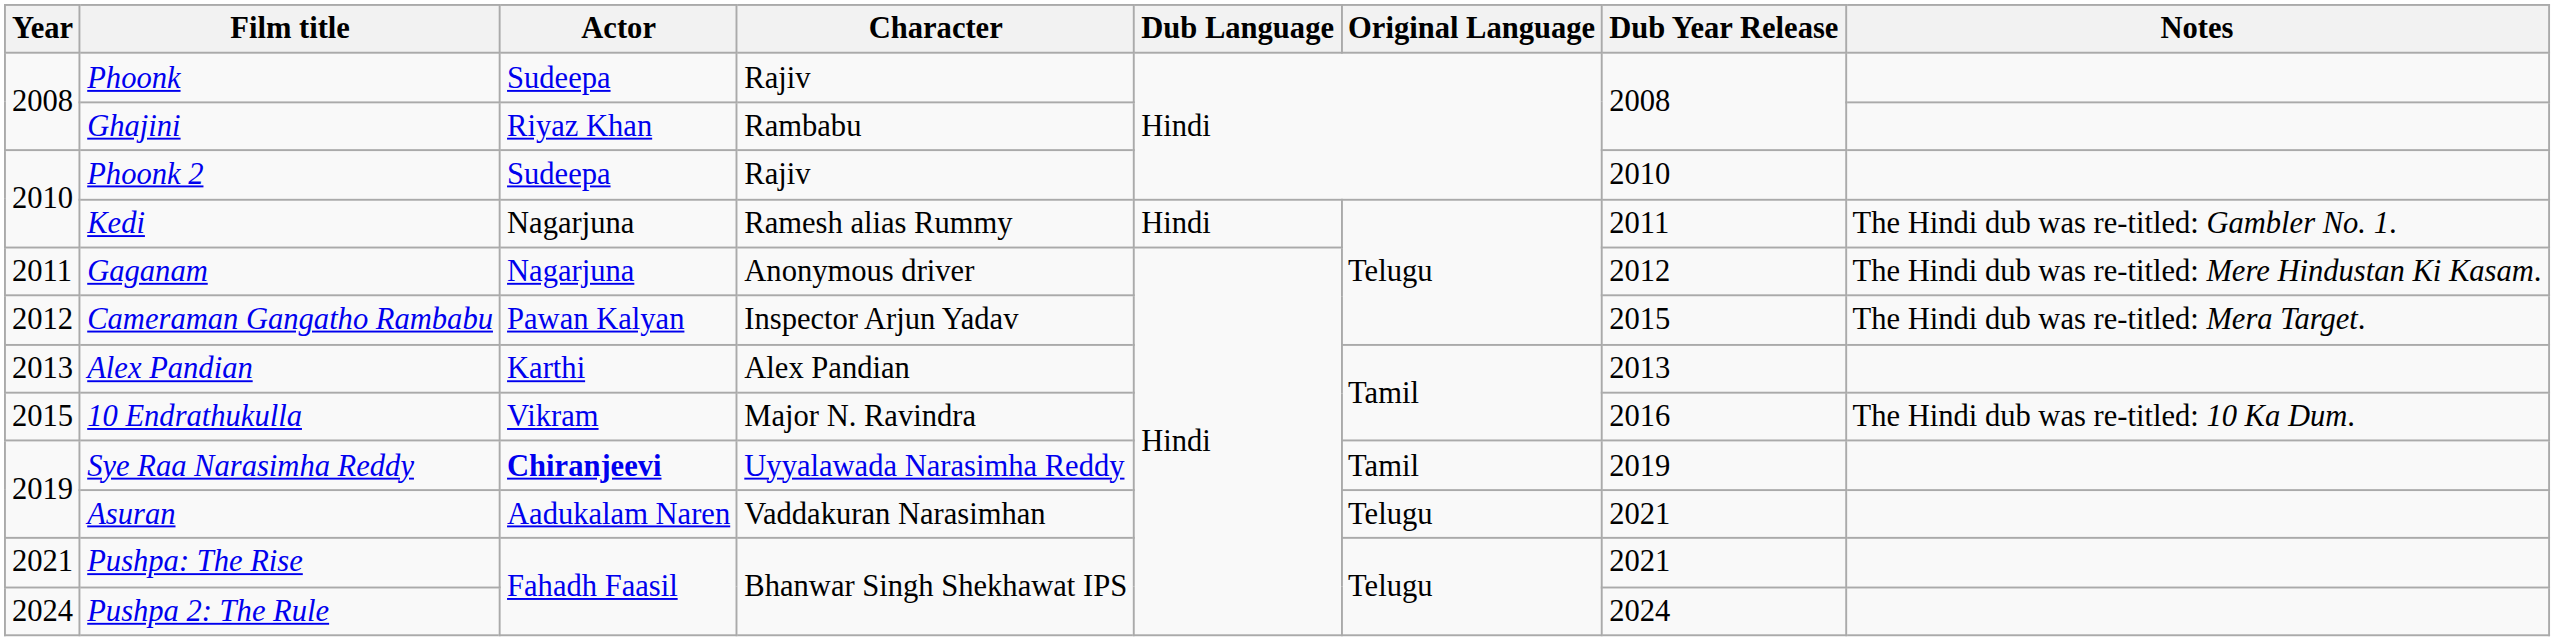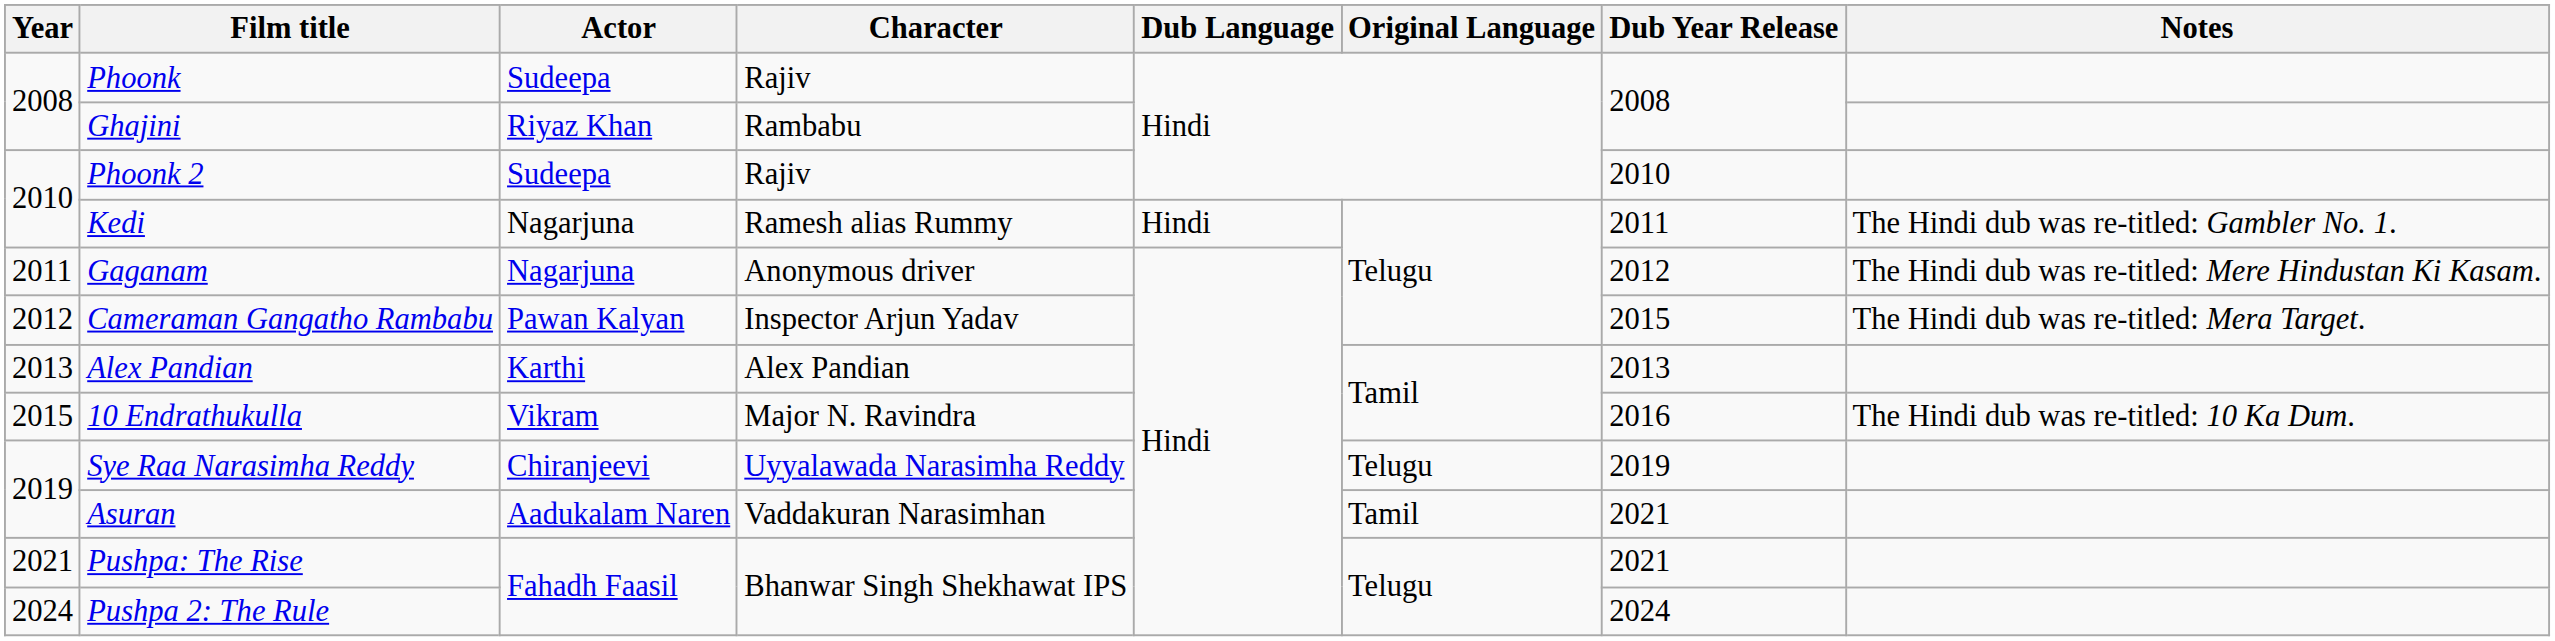(584, 464) bold -> (578, 464) normal
(1383, 464) Tamil -> (1390, 464) Telugu
(1390, 513) Telugu -> (1383, 513) Tamil
